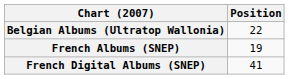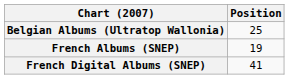(256, 30) 22 -> (256, 30) 25
